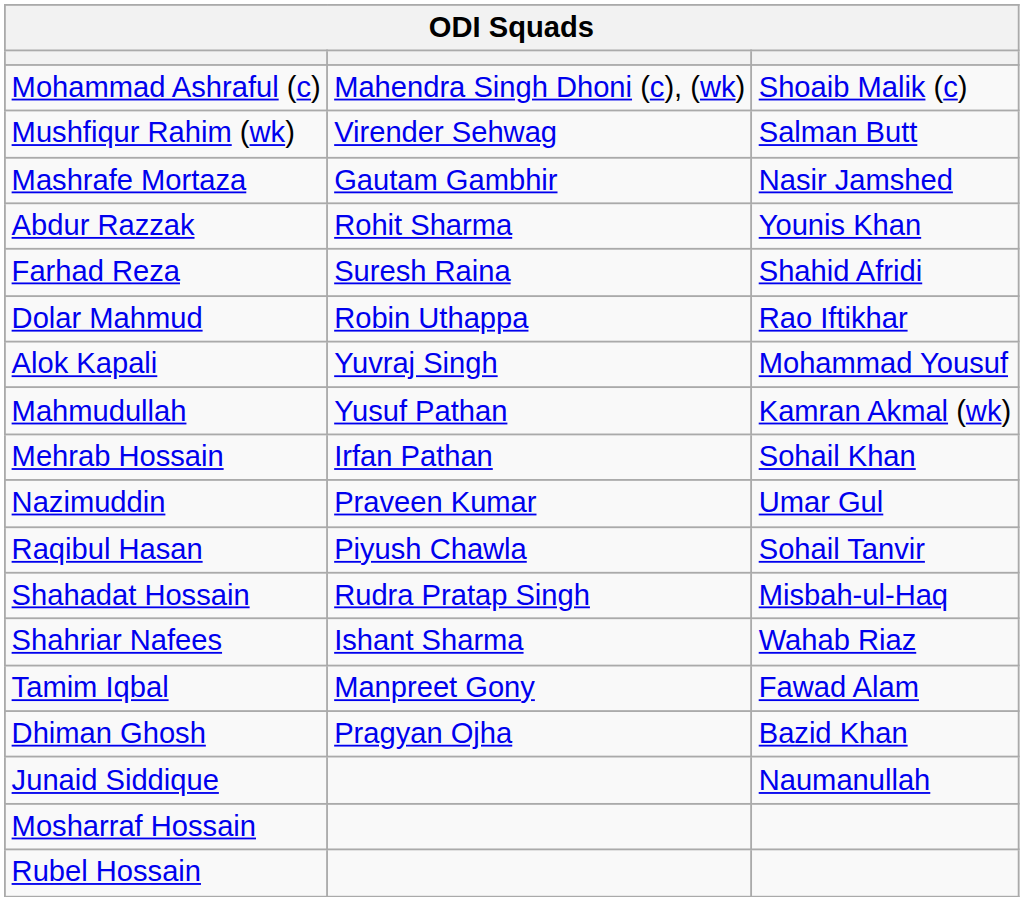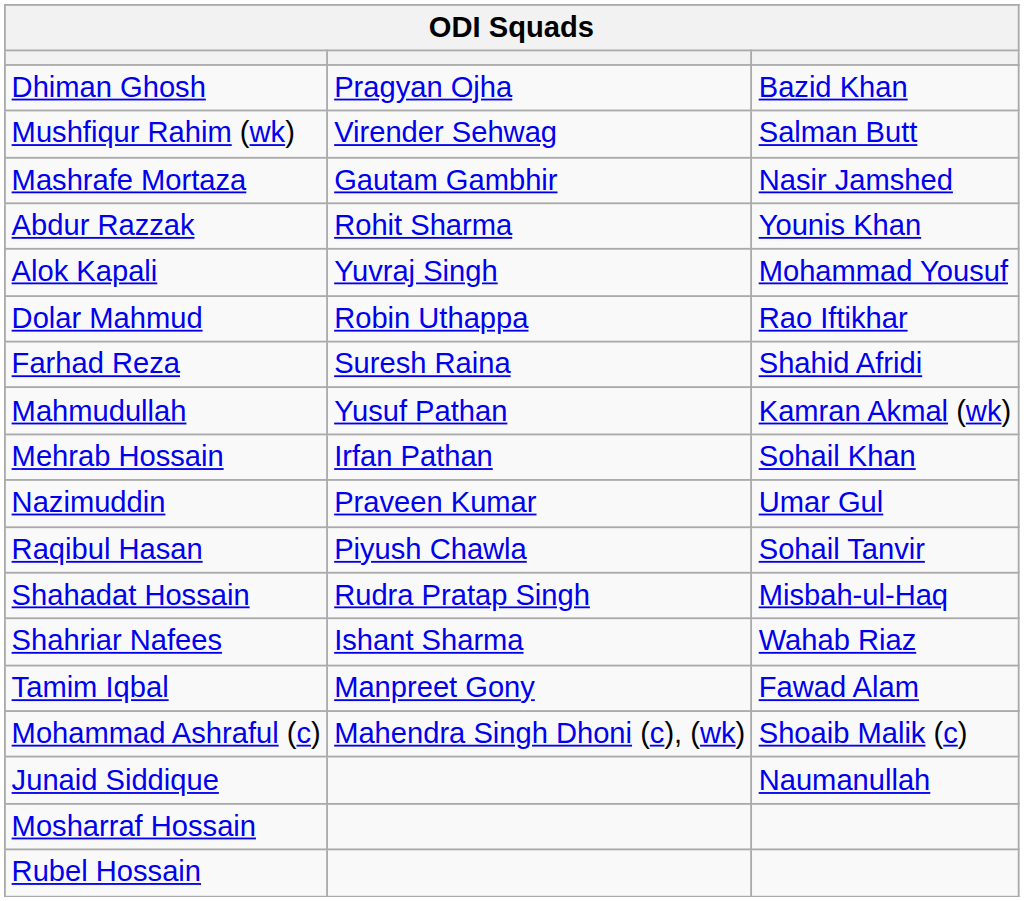rows swapped: (166, 87) <-> (109, 733)
rows swapped: (84, 364) <-> (96, 271)
